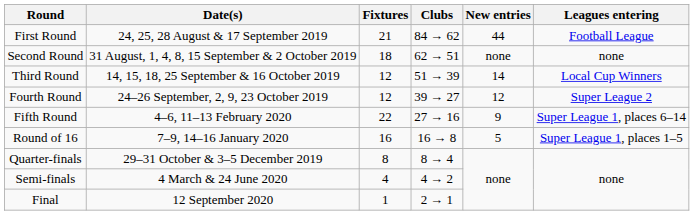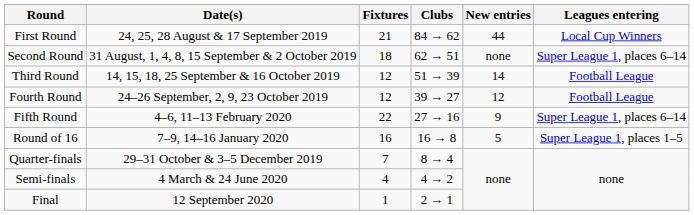(611, 35) Football League -> (611, 35) Local Cup Winners
(611, 55) none -> (611, 55) Super League 1, places 6–14
(611, 76) Local Cup Winners -> (611, 76) Football League
(611, 96) Super League 2 -> (611, 96) Football League
(385, 158) 8 -> (385, 158) 7
